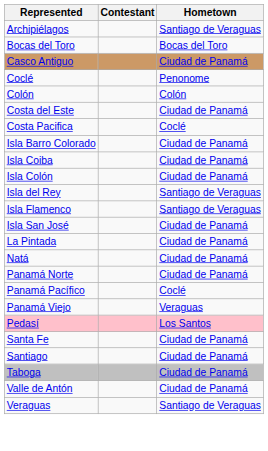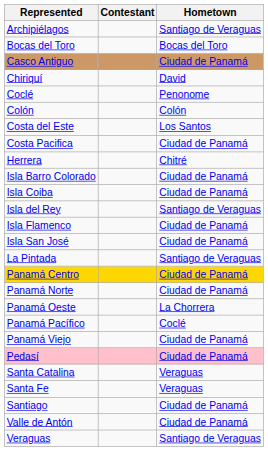+ row: (25, 78)
(203, 111) Ciudad de Panamá -> (185, 127) Los Santos
(172, 127) Coclé -> (203, 144) Ciudad de Panamá
+ row: (24, 160)
- row: (30, 176)
(210, 209) Santiago de Veraguas -> (203, 225) Ciudad de Panamá
(203, 242) Ciudad de Panamá -> (210, 258) Santiago de Veraguas
- row: (18, 258)
+ row: (43, 275)
+ row: (41, 307)
(181, 307) Veraguas -> (203, 340) Ciudad de Panamá
(185, 324) Los Santos -> (203, 356) Ciudad de Panamá
+ row: (41, 373)
(203, 340) Ciudad de Panamá -> (181, 389) Veraguas
- row: (24, 373)
